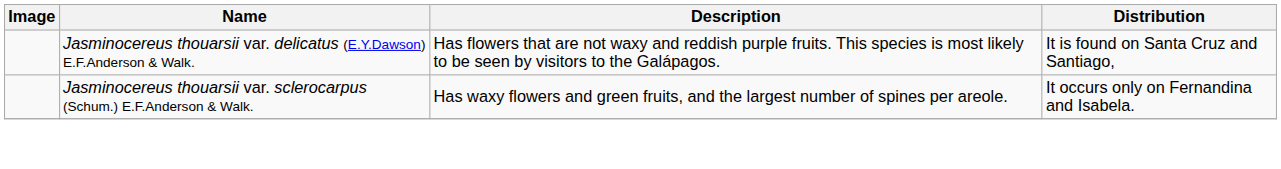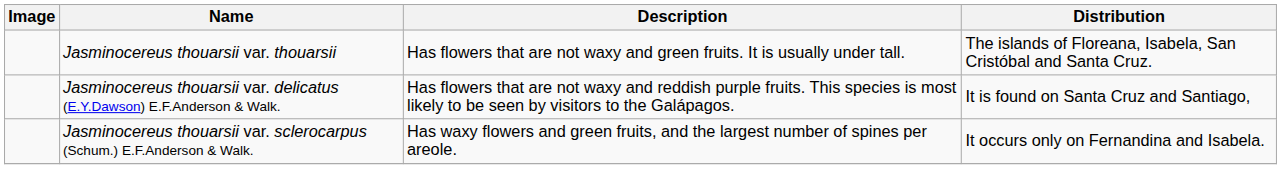+ row: (199, 52)
